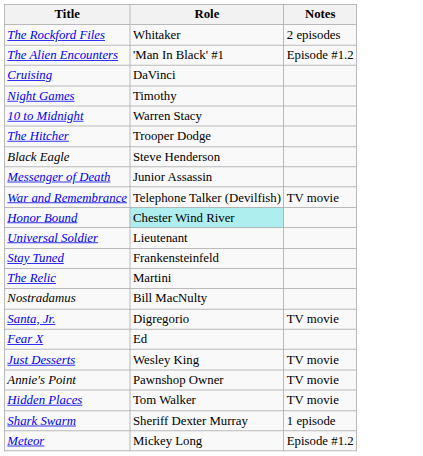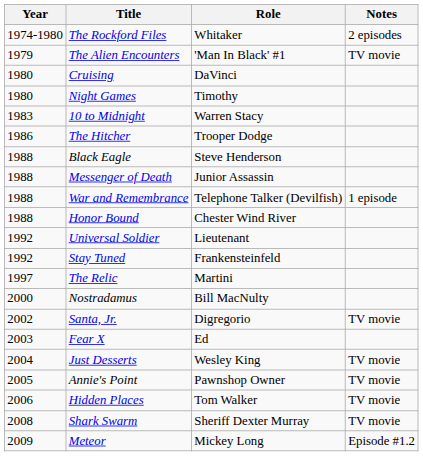+ column: (35, 14)
(320, 55) Episode #1.2 -> (374, 55) TV movie
(313, 197) TV movie -> (373, 197) 1 episode
(184, 217) paleturquoise background -> (245, 217) no background
(311, 420) 1 episode -> (374, 420) TV movie
